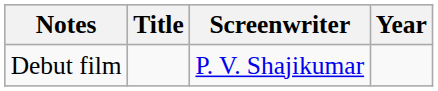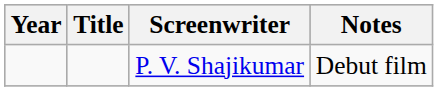columns swapped: (401, 24) <-> (66, 24)
